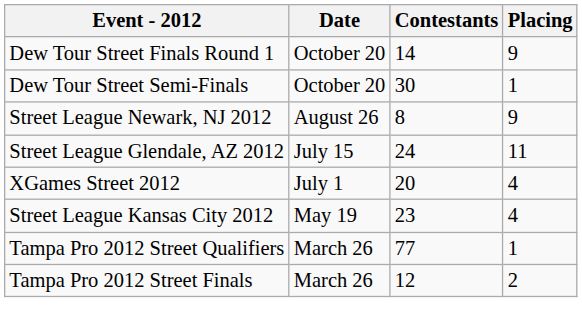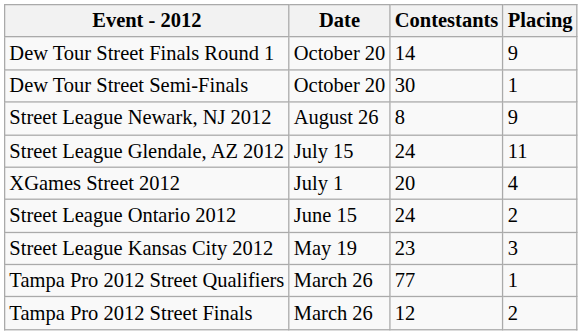+ row: (123, 215)
(513, 215) 4 -> (513, 248) 3
